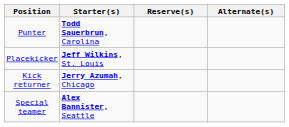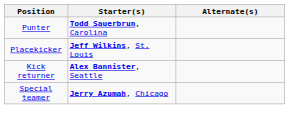- column: (171, 11)
(92, 80) Jerry Azumah, Chicago -> (105, 71) Alex Bannister, Seattle
(85, 107) Alex Bannister, Seattle -> (119, 93) Jerry Azumah, Chicago
